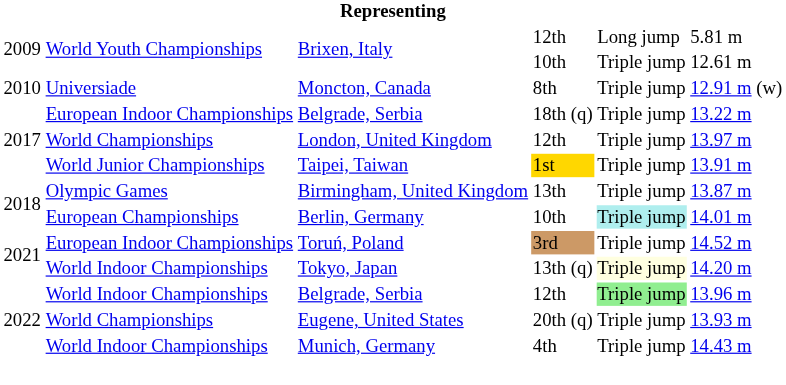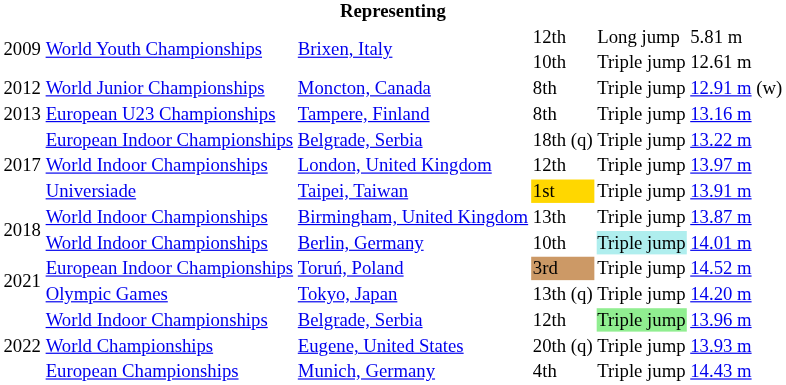(22, 88) 2010 -> (22, 88) 2012
(91, 88) Universiade -> (155, 88) World Junior Championships
+ row: (364, 113)
(129, 139) World Championships -> (157, 165) World Indoor Championships
(155, 165) World Junior Championships -> (91, 191) Universiade
(107, 191) Olympic Games -> (157, 216) World Indoor Championships
(142, 216) European Championships -> (157, 242) World Indoor Championships
(157, 268) World Indoor Championships -> (107, 294) Olympic Games
(641, 268) lightyellow background -> (641, 294) no background
(157, 345) World Indoor Championships -> (142, 371) European Championships
